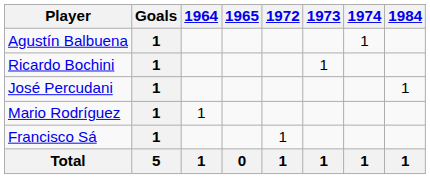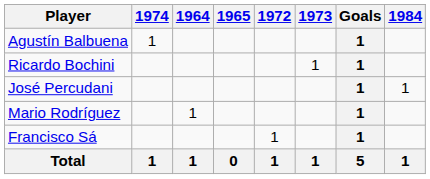columns swapped: (156, 16) <-> (364, 16)
